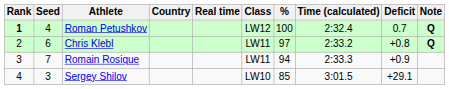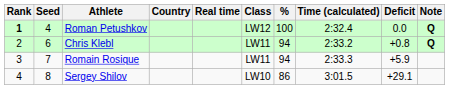(400, 28) 0.7 -> (400, 28) 0.0
(284, 44) 97 -> (284, 44) 94
(400, 60) +0.9 -> (400, 60) +5.9
(48, 76) 3 -> (48, 76) 8
(284, 76) 85 -> (284, 76) 86
